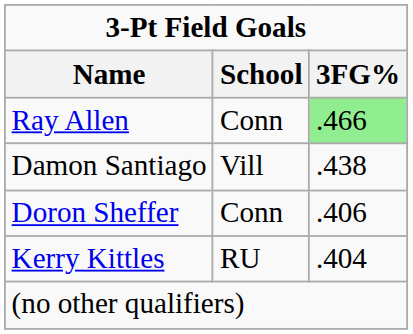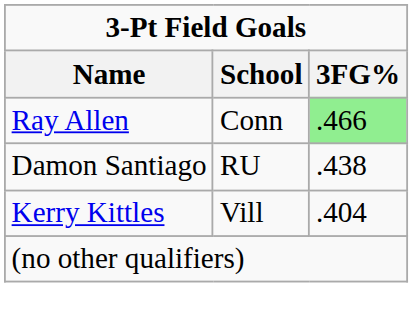(242, 166) Vill -> (240, 166) RU
- row: (95, 212)
(240, 258) RU -> (242, 212) Vill
